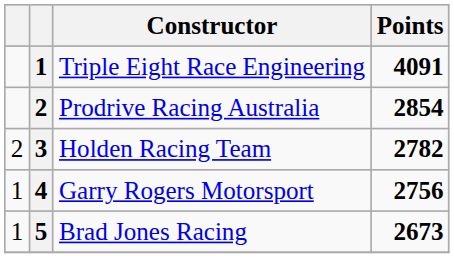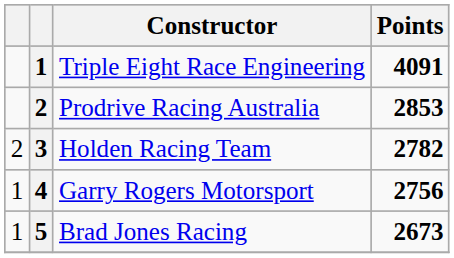(418, 108) 2854 -> (418, 108) 2853
